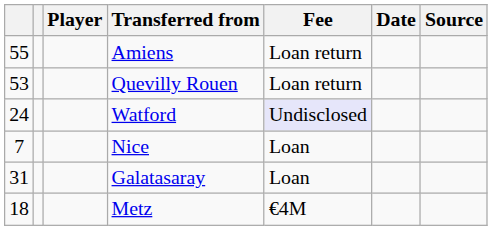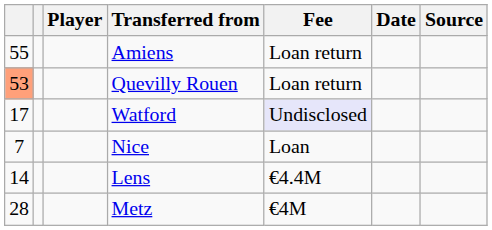(19, 83) no background -> (19, 83) lightsalmon background
(19, 114) 24 -> (19, 114) 17
- row: (158, 177)
+ row: (131, 177)
(19, 209) 18 -> (19, 209) 28
